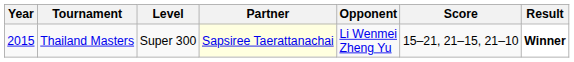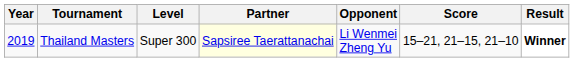(21, 41) 2015 -> (21, 41) 2019
